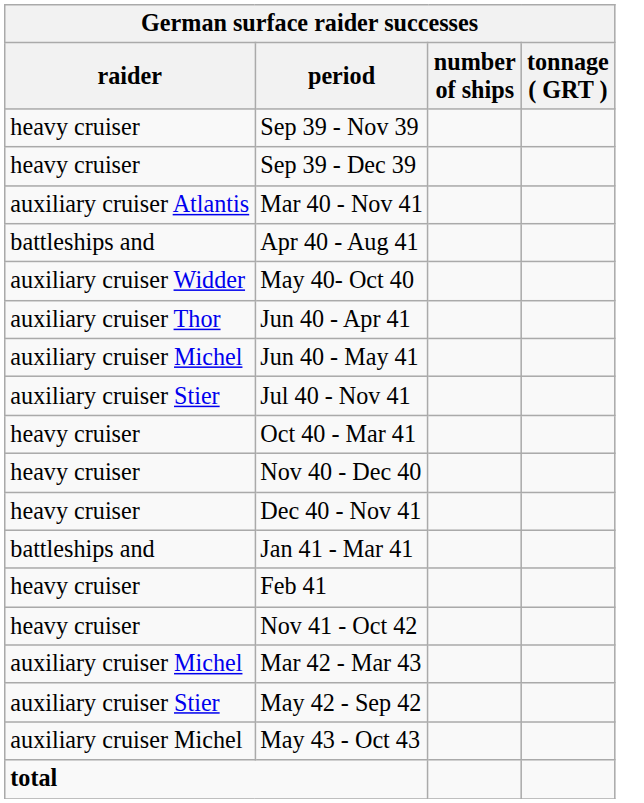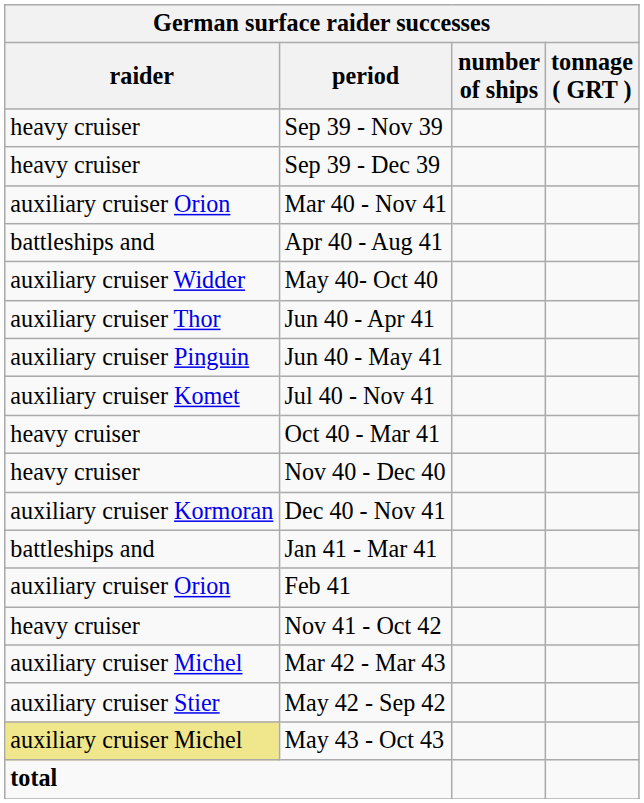(130, 204) auxiliary cruiser Atlantis -> (120, 204) auxiliary cruiser Orion
(126, 357) auxiliary cruiser Michel -> (130, 357) auxiliary cruiser Pinguin
(115, 395) auxiliary cruiser Stier -> (125, 395) auxiliary cruiser Komet
(75, 510) heavy cruiser -> (142, 510) auxiliary cruiser Kormoran
(75, 587) heavy cruiser -> (120, 587) auxiliary cruiser Orion
(126, 740) no background -> (126, 740) khaki background
